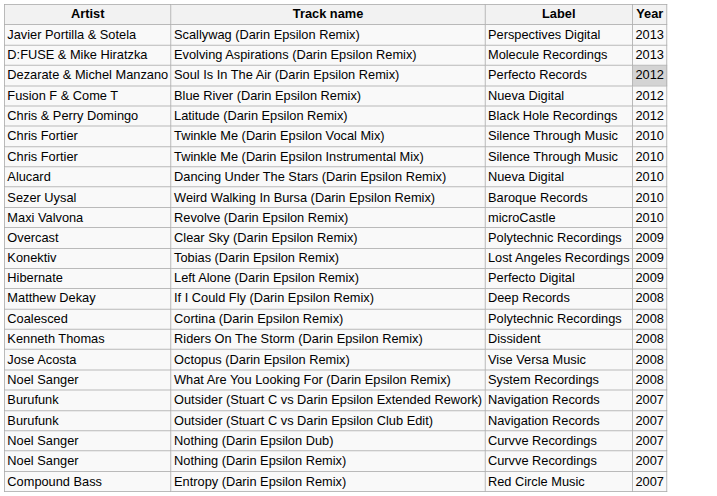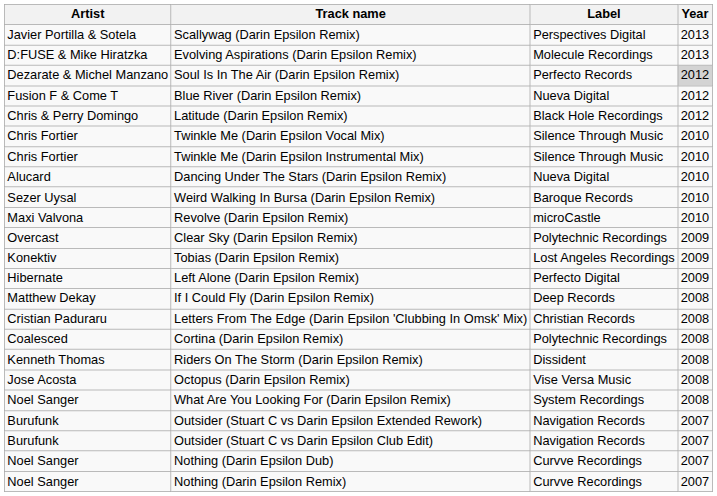+ row: (351, 319)
- row: (260, 481)
